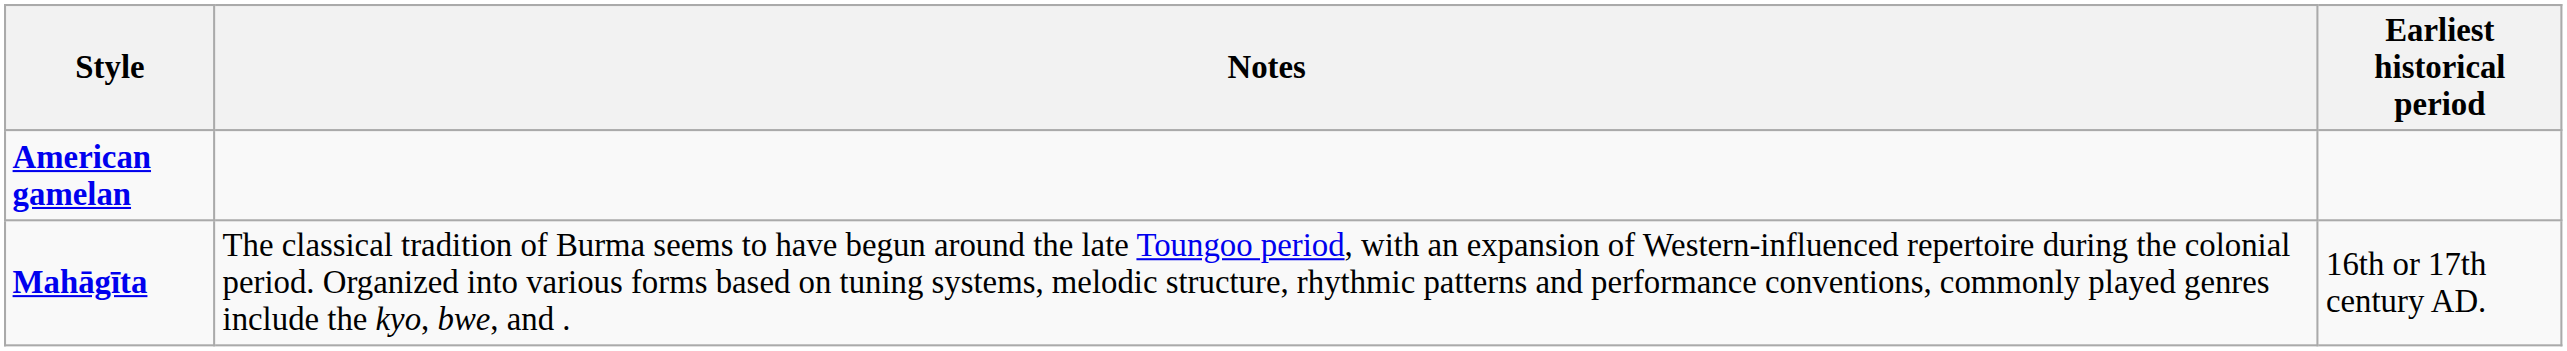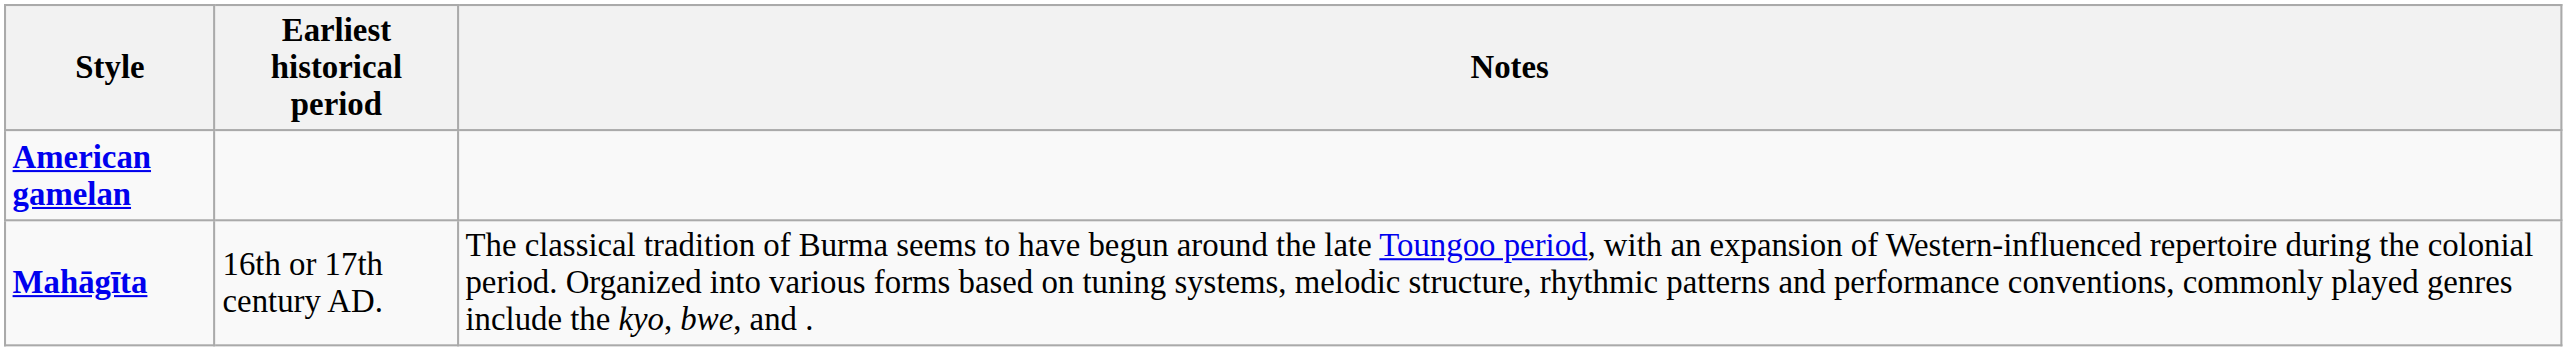columns swapped: (2440, 67) <-> (1267, 67)
